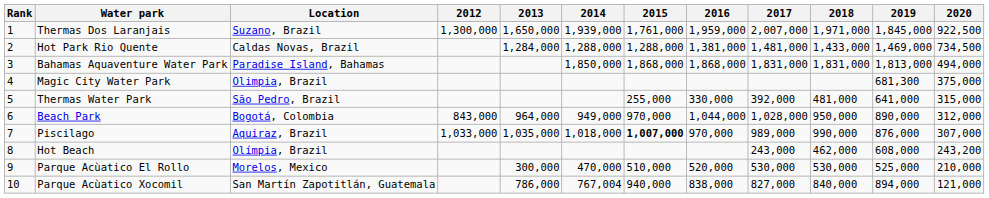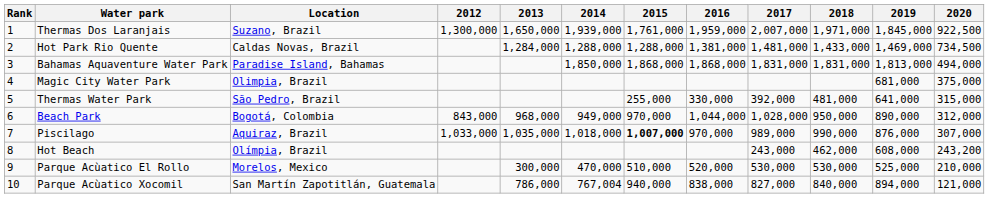(897, 82) 681,300 -> (897, 82) 681,000
(537, 116) 964,000 -> (537, 116) 968,000
